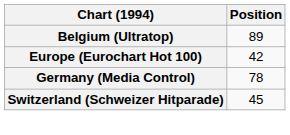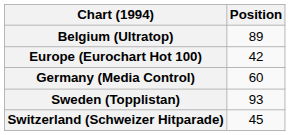(256, 78) 78 -> (256, 78) 60
+ row: (116, 99)
